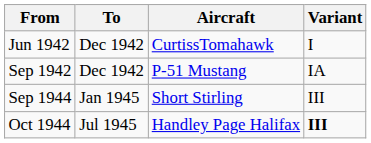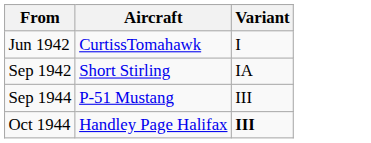- column: (112, 17)
(199, 71) P-51 Mustang -> (125, 71) Short Stirling
(197, 97) Short Stirling -> (127, 97) P-51 Mustang
